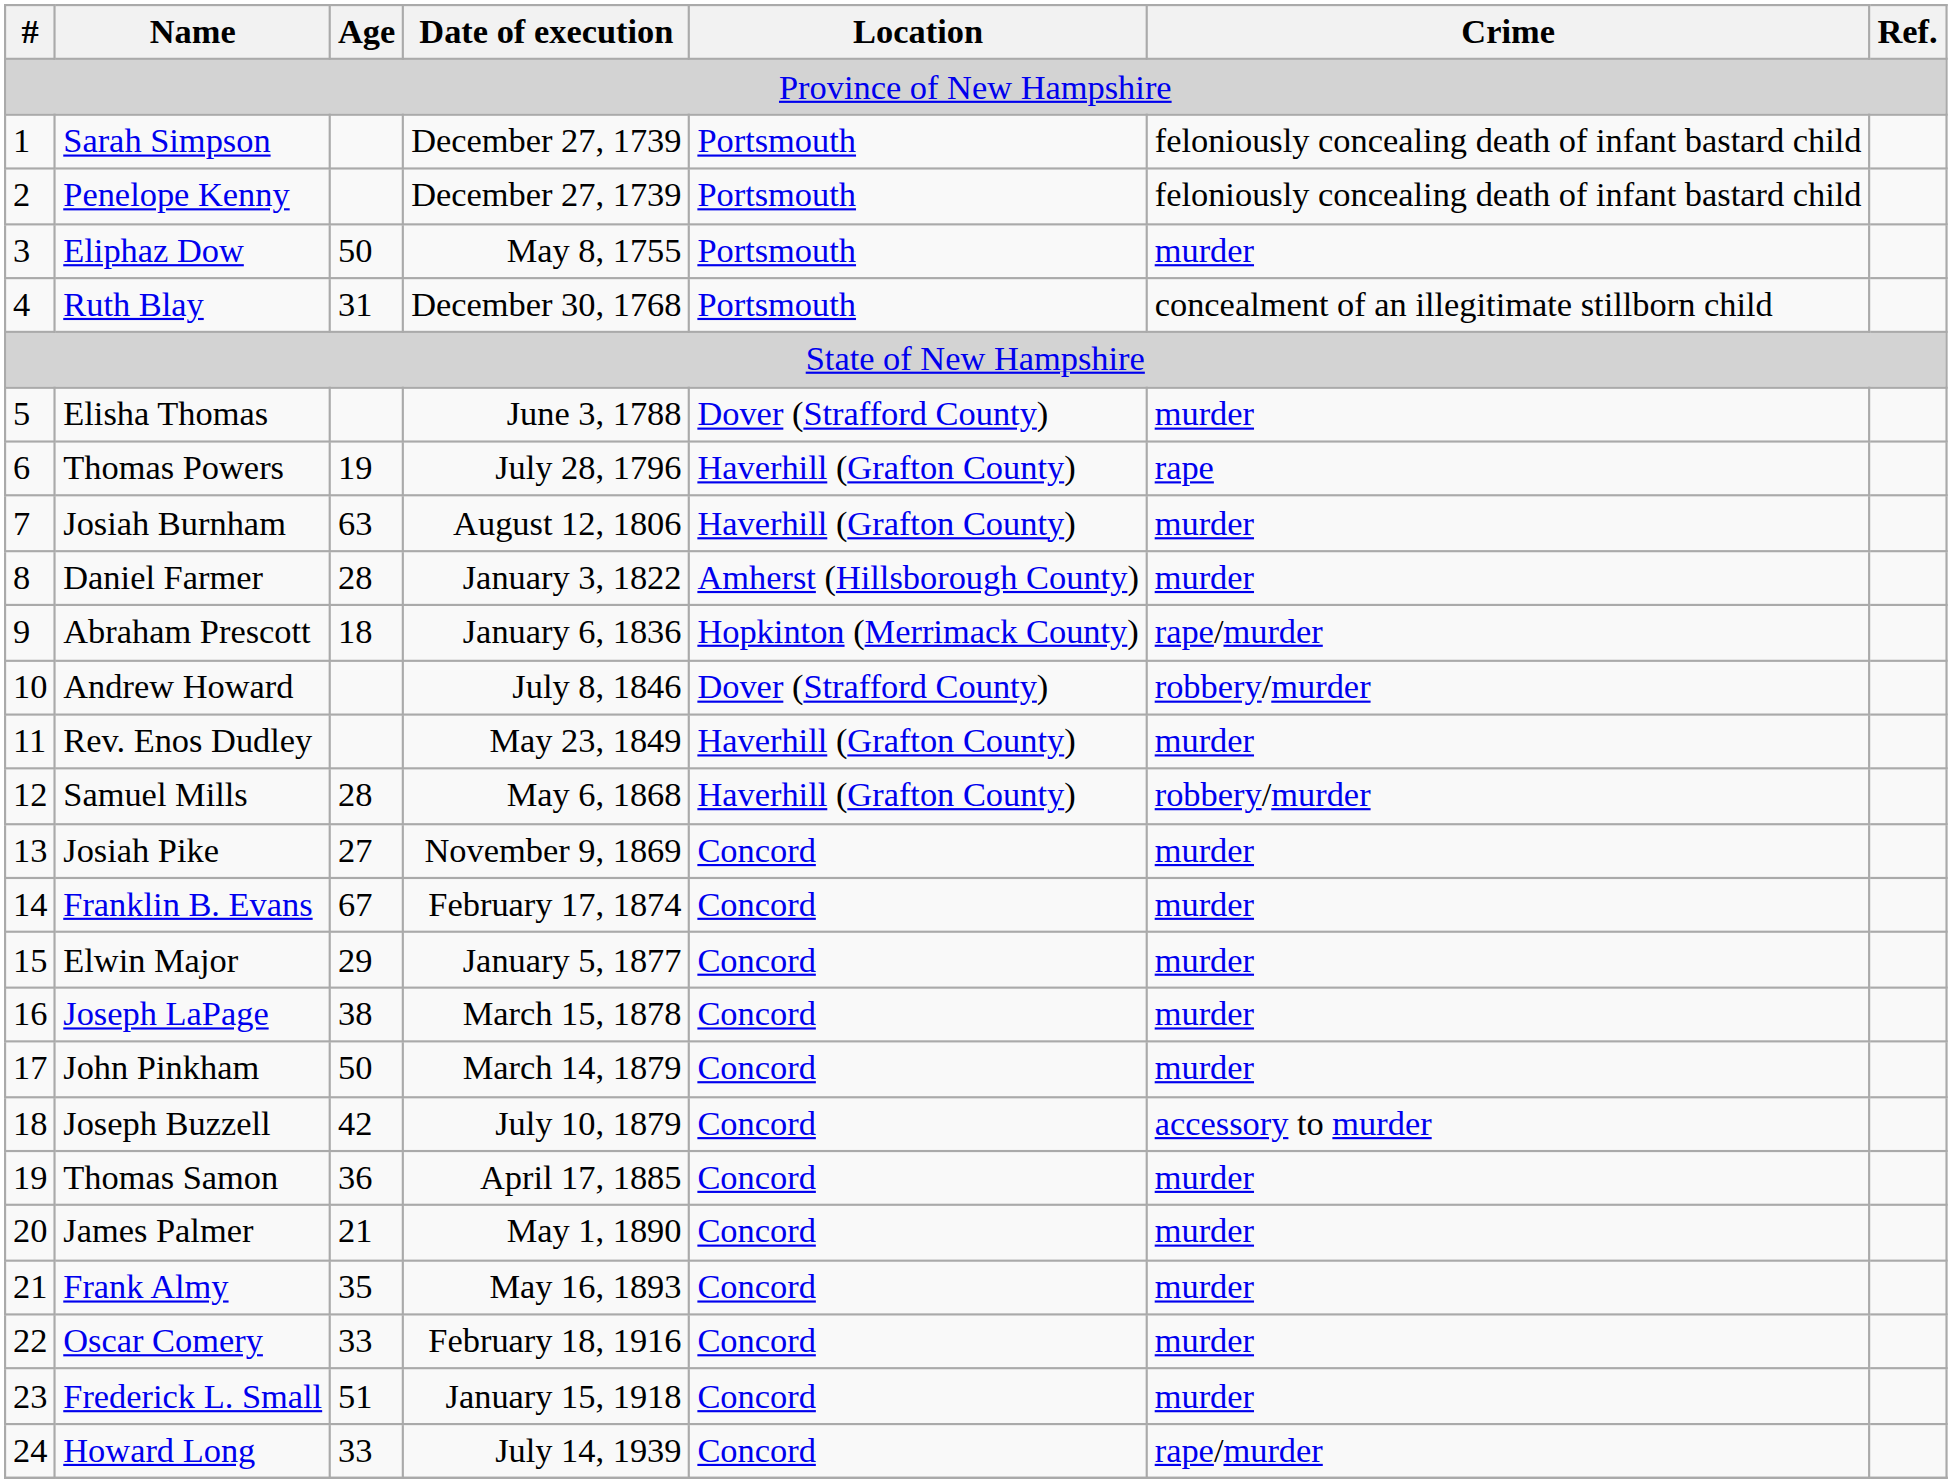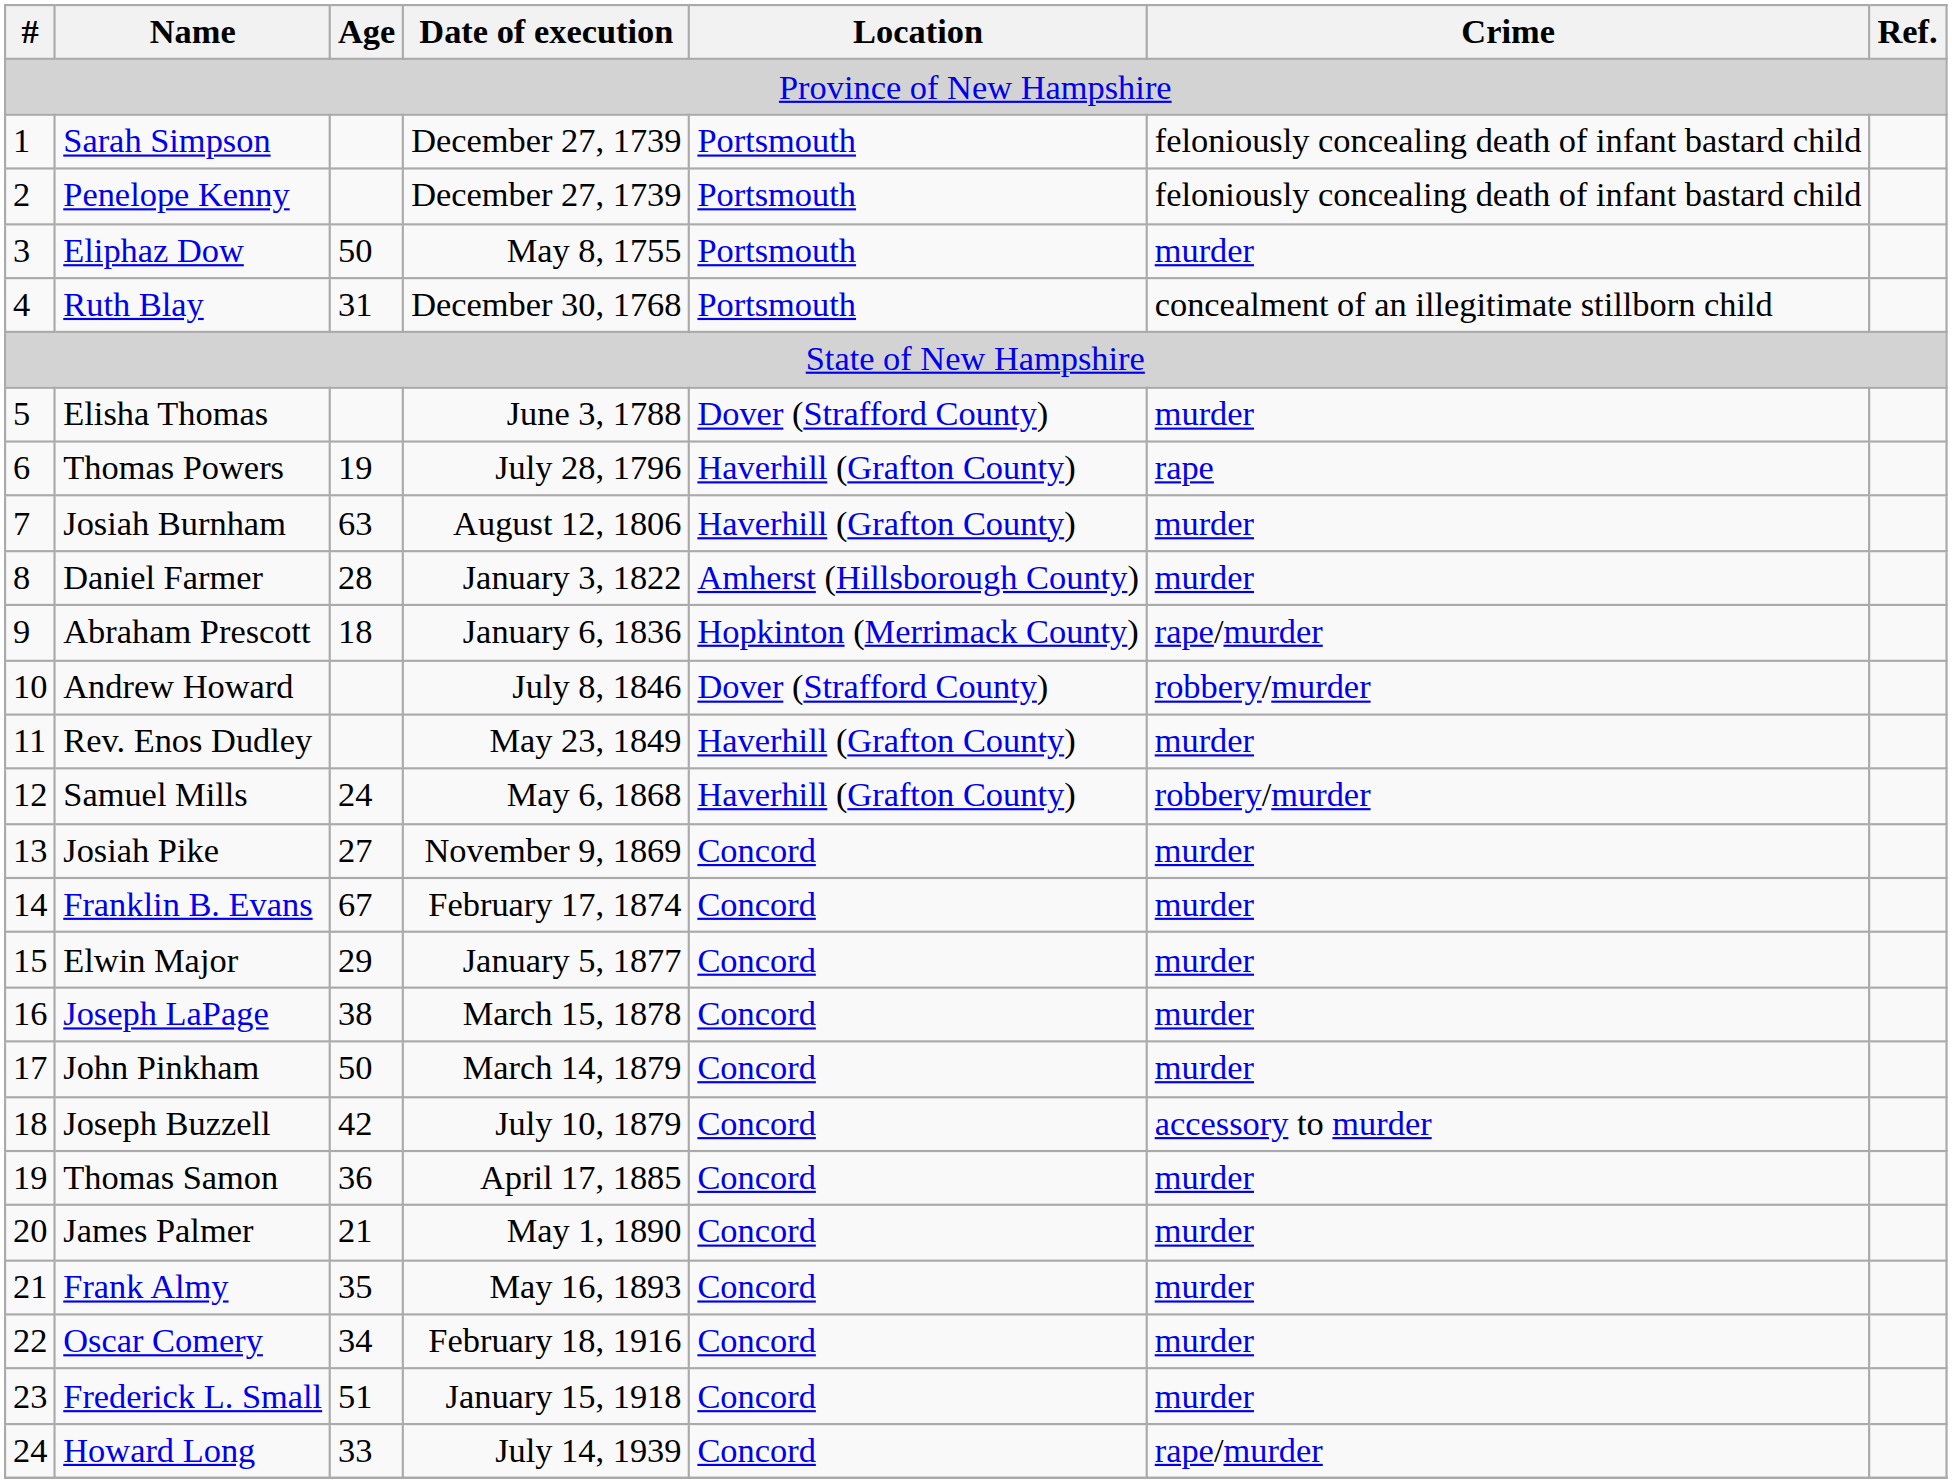(355, 795) 28 -> (355, 795) 24
(355, 1341) 33 -> (355, 1341) 34
